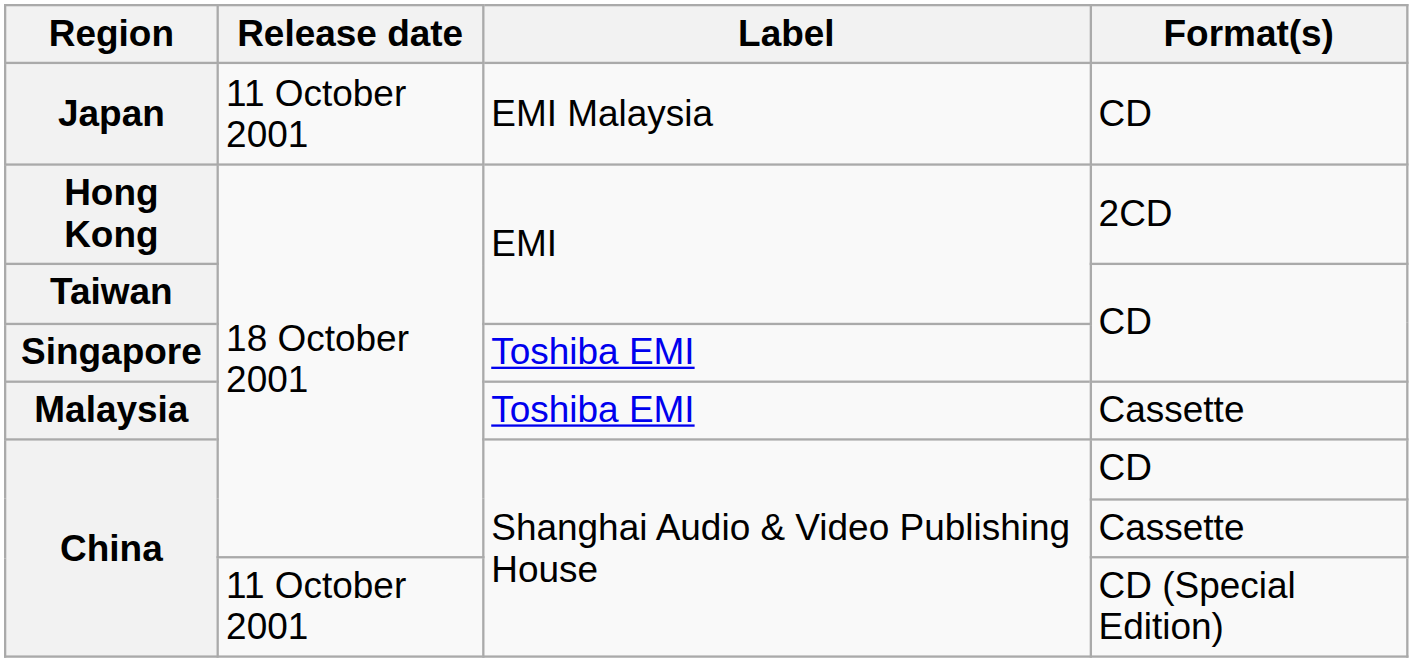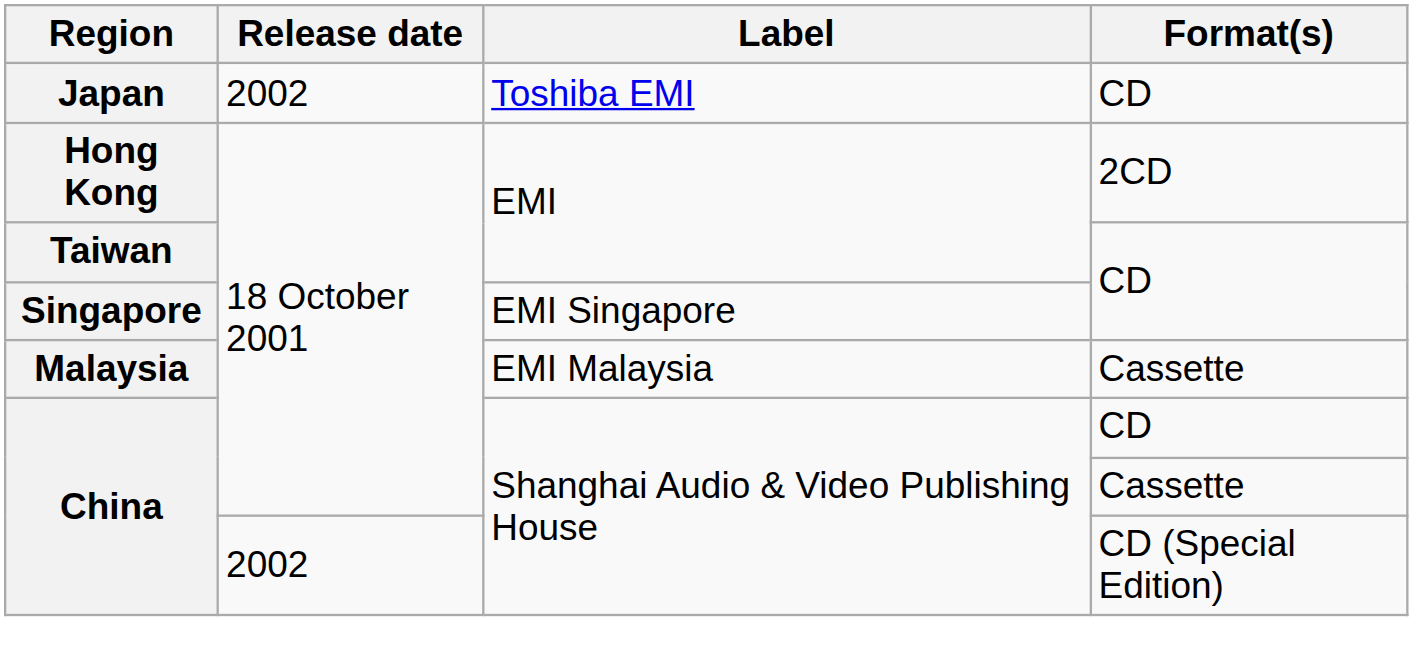(316, 113) 11 October 2001 -> (267, 92) 2002
(602, 113) EMI Malaysia -> (593, 92) Toshiba EMI
(593, 351) Toshiba EMI -> (613, 309) EMI Singapore
(593, 410) Toshiba EMI -> (602, 368) EMI Malaysia
(316, 606) 11 October 2001 -> (267, 565) 2002
